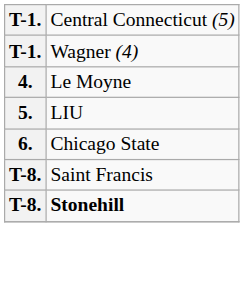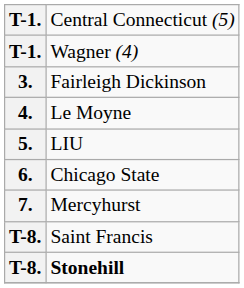+ row: (128, 81)
+ row: (95, 205)
